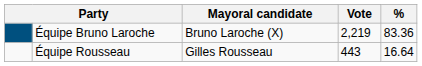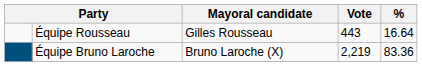rows swapped: (95, 33) <-> (83, 52)
